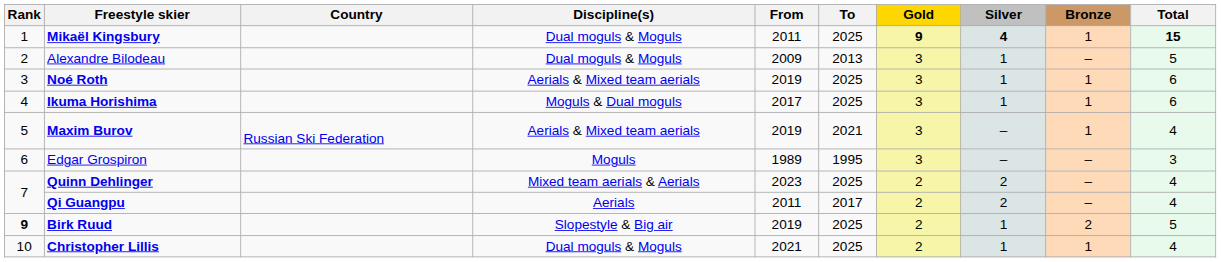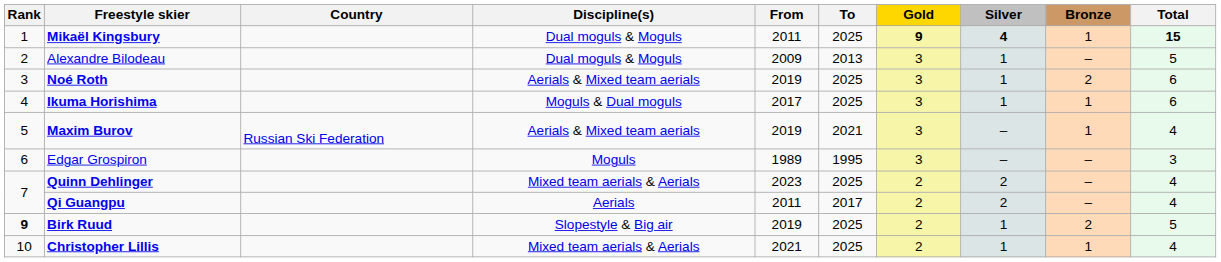(1088, 79) 1 -> (1088, 79) 2
(614, 246) Dual moguls & Moguls -> (614, 246) Mixed team aerials & Aerials
